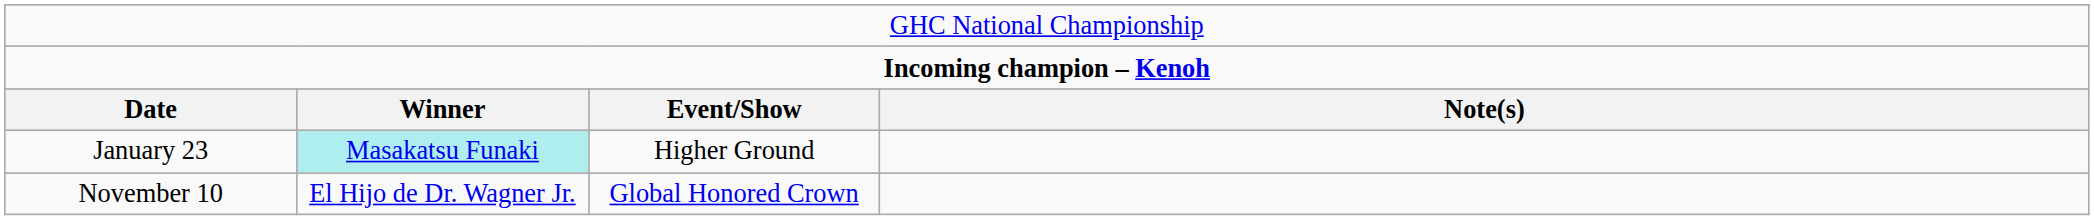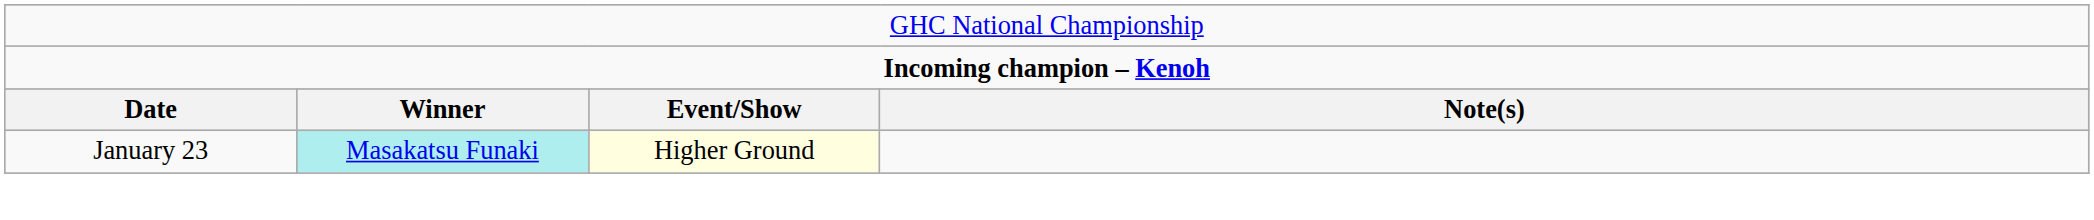(734, 151) no background -> (734, 151) lightyellow background
- row: (151, 192)
